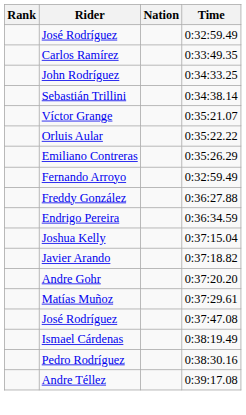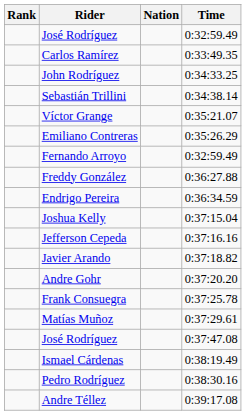- row: (72, 136)
+ row: (84, 238)
+ row: (84, 299)
